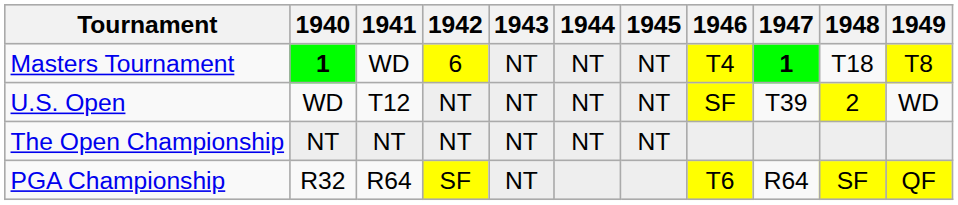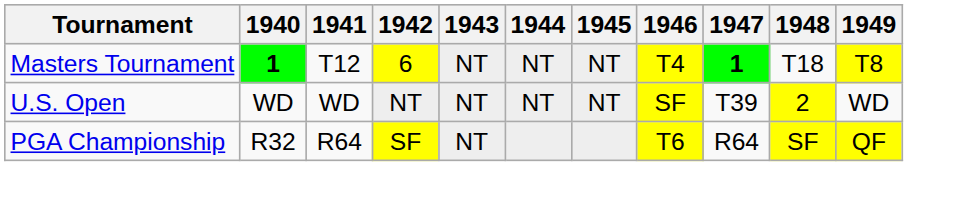(389, 63) WD -> (339, 63) T12
(389, 102) T12 -> (339, 102) WD
- row: (147, 141)
